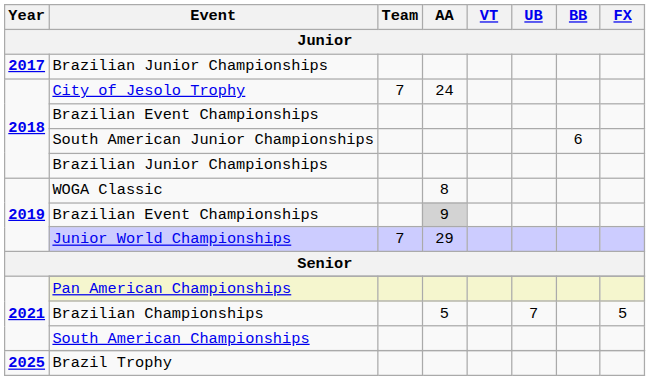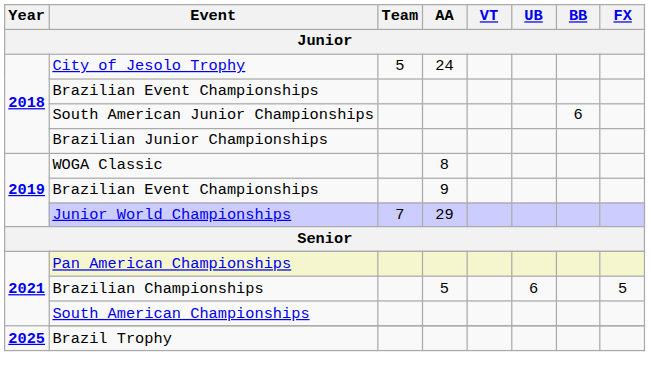- row: (27, 67)
(400, 91) 7 -> (400, 67) 5
(444, 215) lightgrey background -> (444, 190) no background
(534, 314) 7 -> (534, 289) 6
